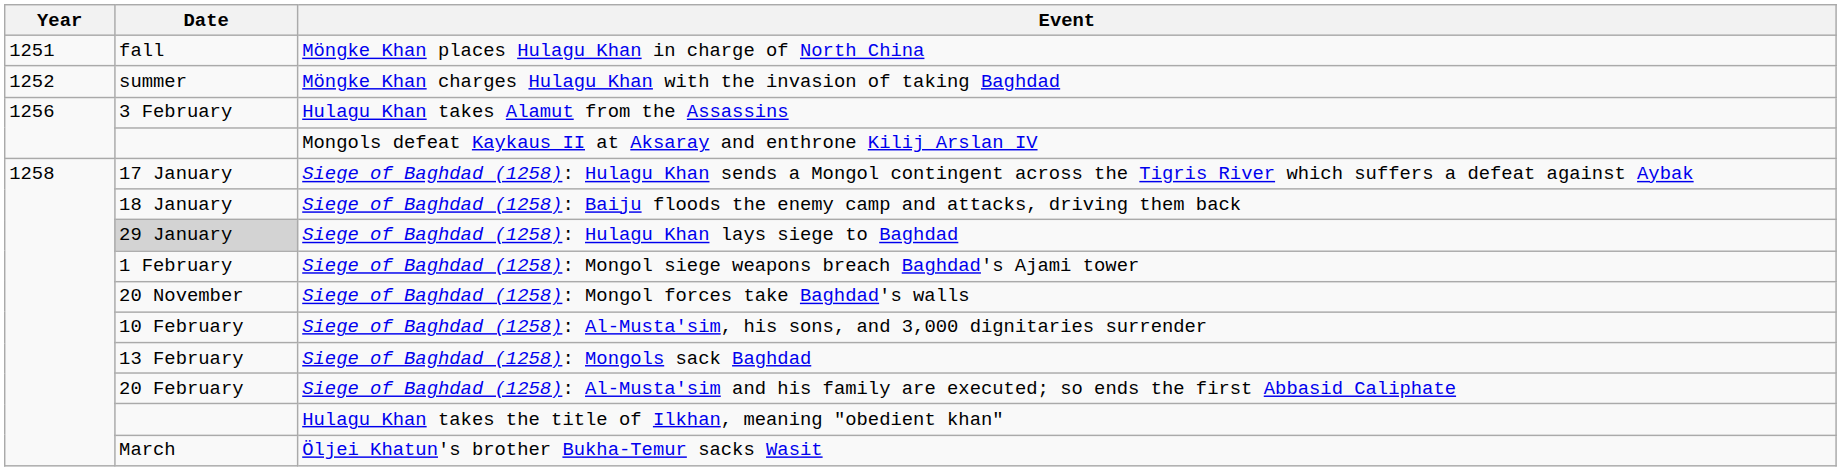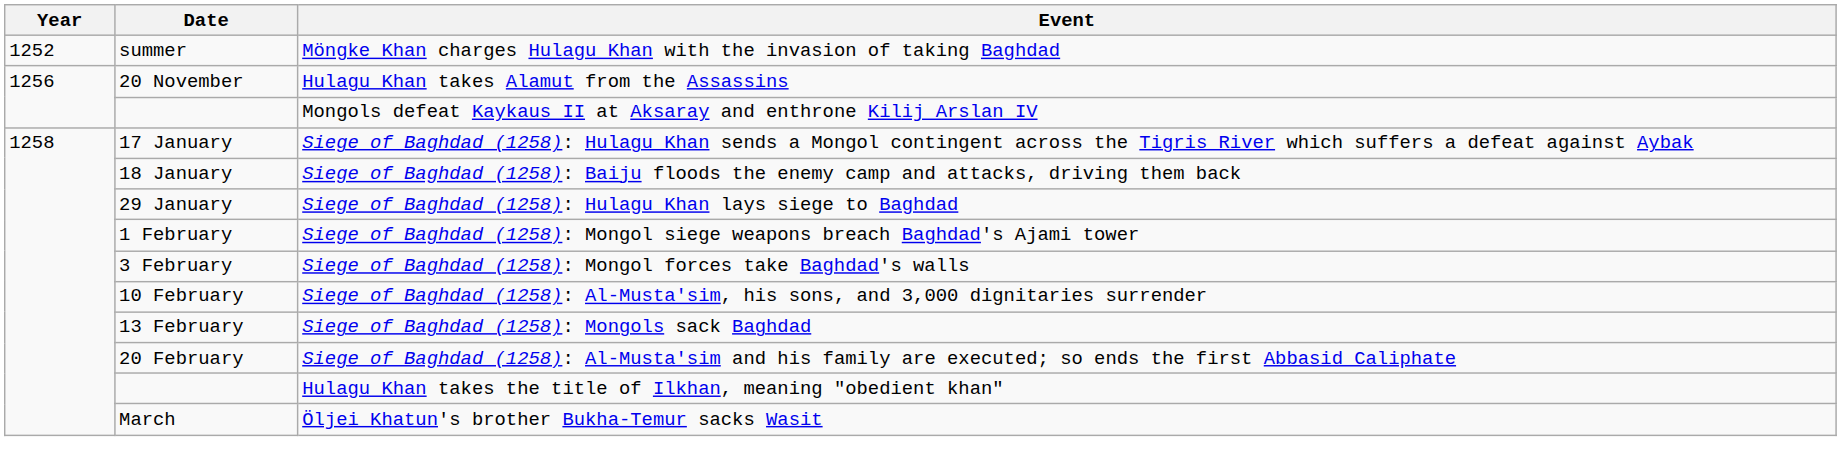- row: (613, 51)
(176, 112) 3 February -> (181, 82) 20 November
(176, 235) lightgrey background -> (176, 204) no background
(181, 297) 20 November -> (176, 266) 3 February
